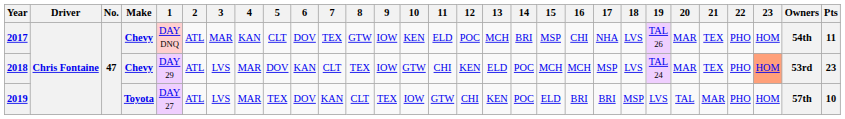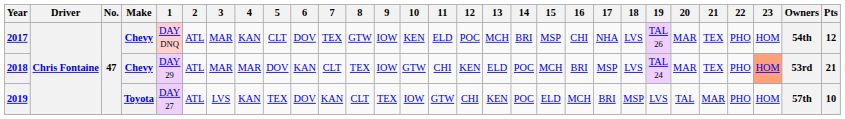(831, 37) 11 -> (831, 37) 12
(221, 68) LVS -> (221, 68) MAR
(579, 68) MCH -> (579, 68) BRI
(831, 68) 23 -> (831, 68) 21
(249, 99) MAR -> (249, 99) KAN
(579, 99) BRI -> (579, 99) MCH
